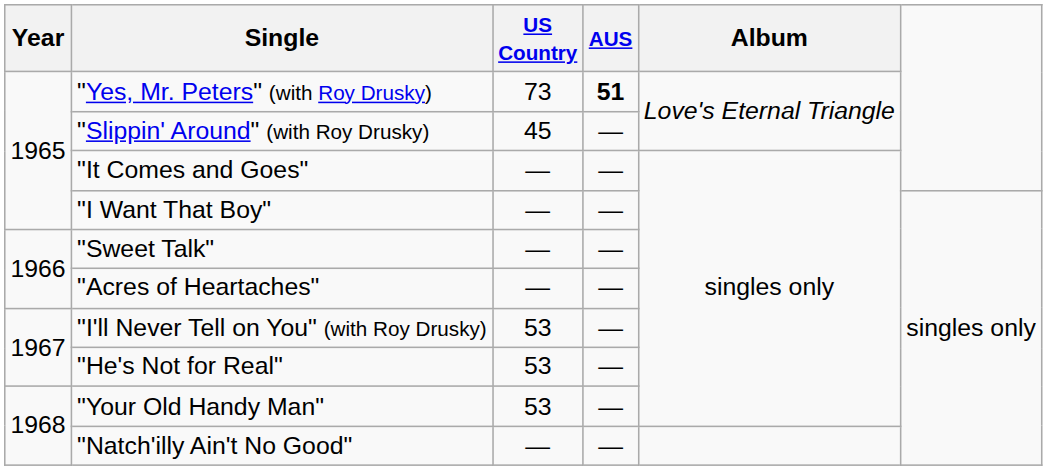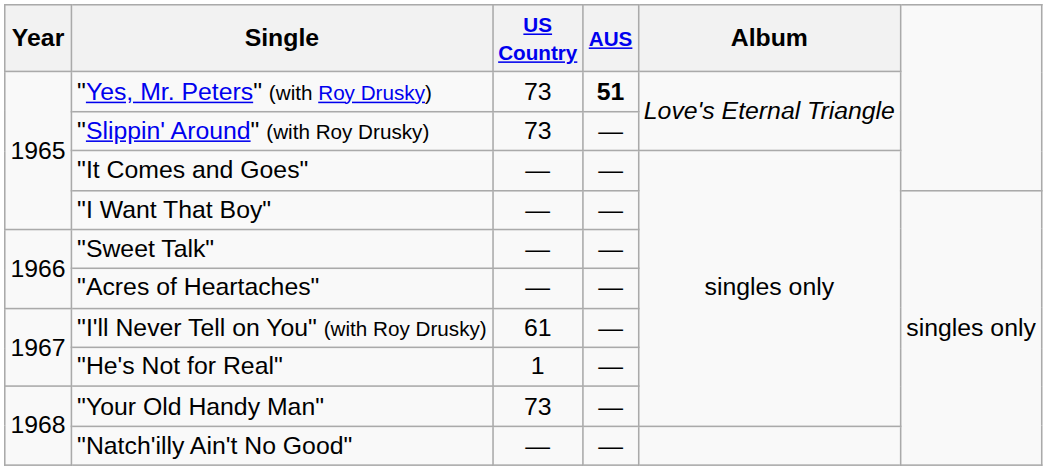(538, 130) 45 -> (538, 130) 73
(538, 327) 53 -> (538, 327) 61
(538, 366) 53 -> (538, 366) 1
(538, 406) 53 -> (538, 406) 73
